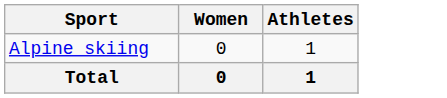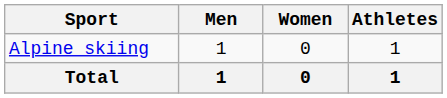+ column: (221, 19)
